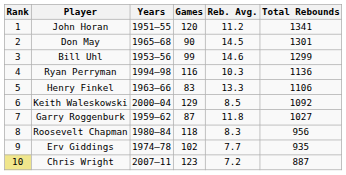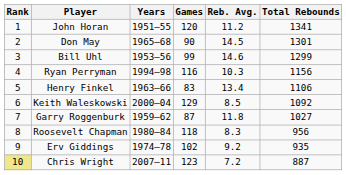(301, 72) 1136 -> (301, 72) 1156
(233, 87) 13.3 -> (233, 87) 13.4
(233, 147) 7.7 -> (233, 147) 9.2
